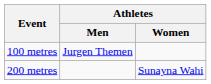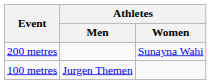rows swapped: (32, 51) <-> (32, 70)
